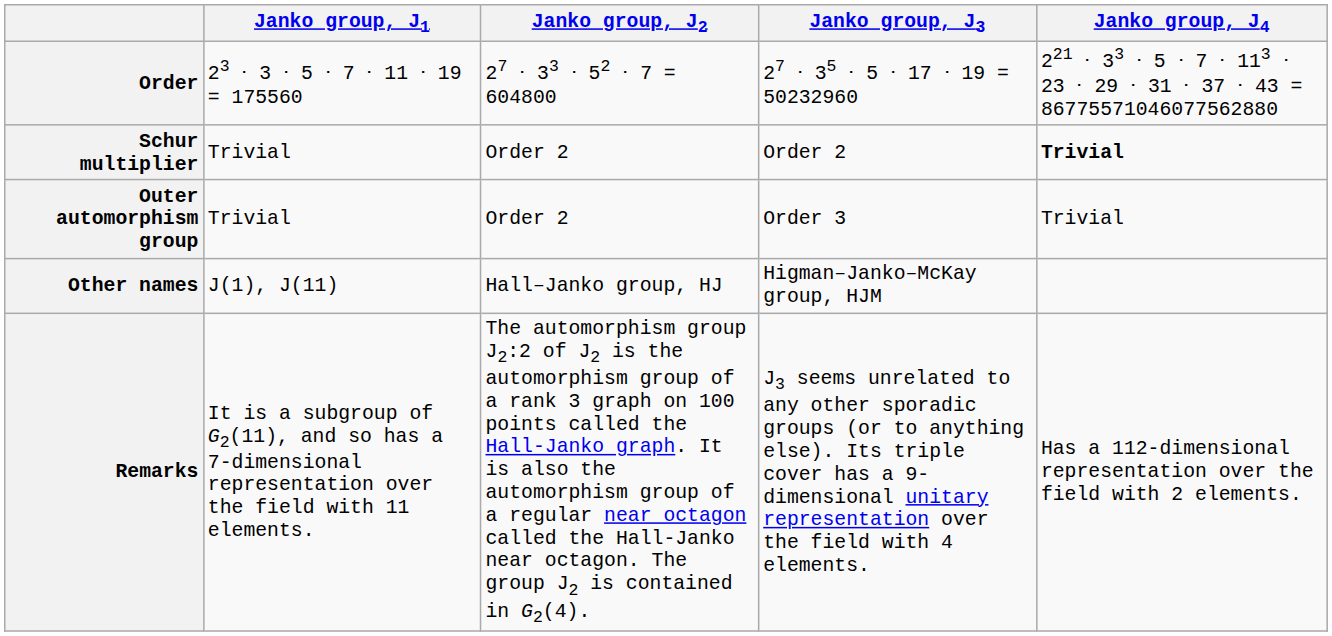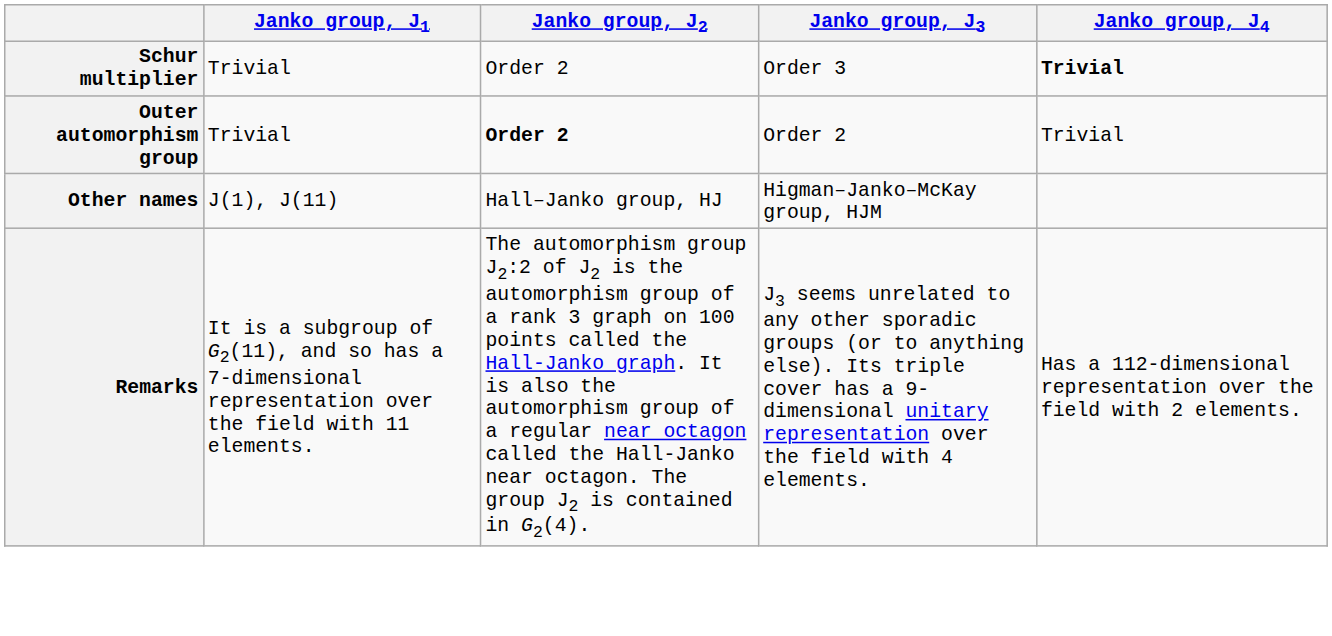- row: (169, 83)
(805, 153) Order 2 -> (805, 68) Order 3
(527, 219) normal -> (527, 135) bold
(805, 219) Order 3 -> (805, 135) Order 2
